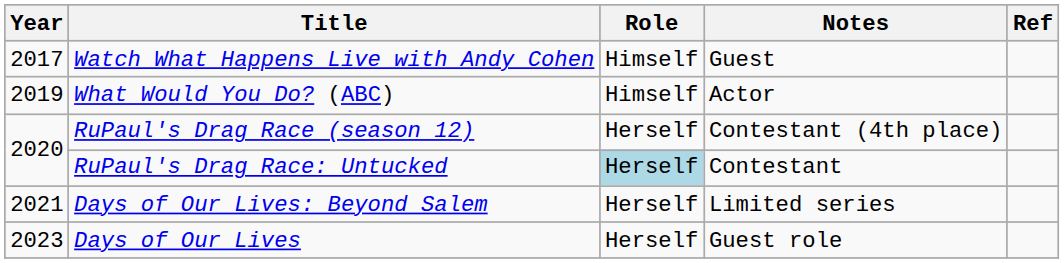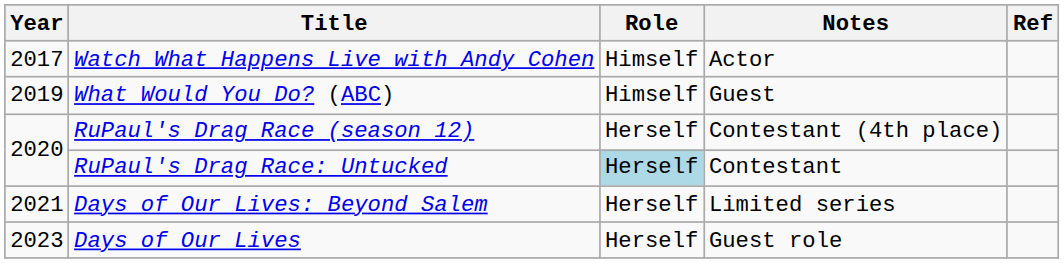(742, 59) Guest -> (742, 59) Actor
(742, 95) Actor -> (742, 95) Guest
